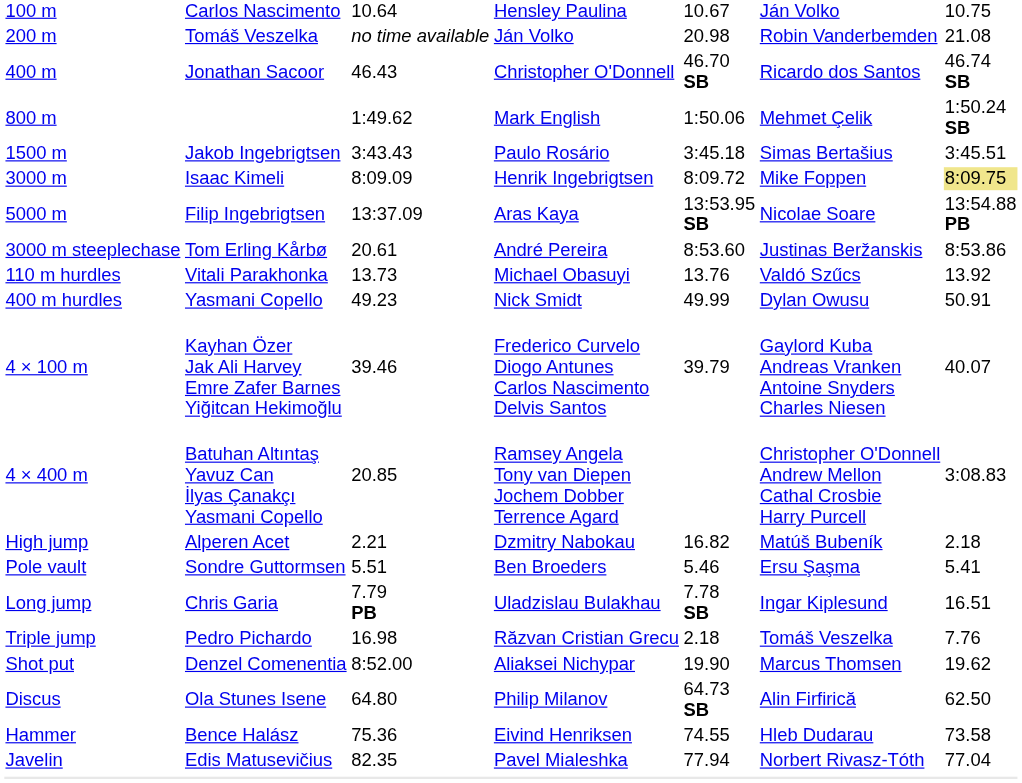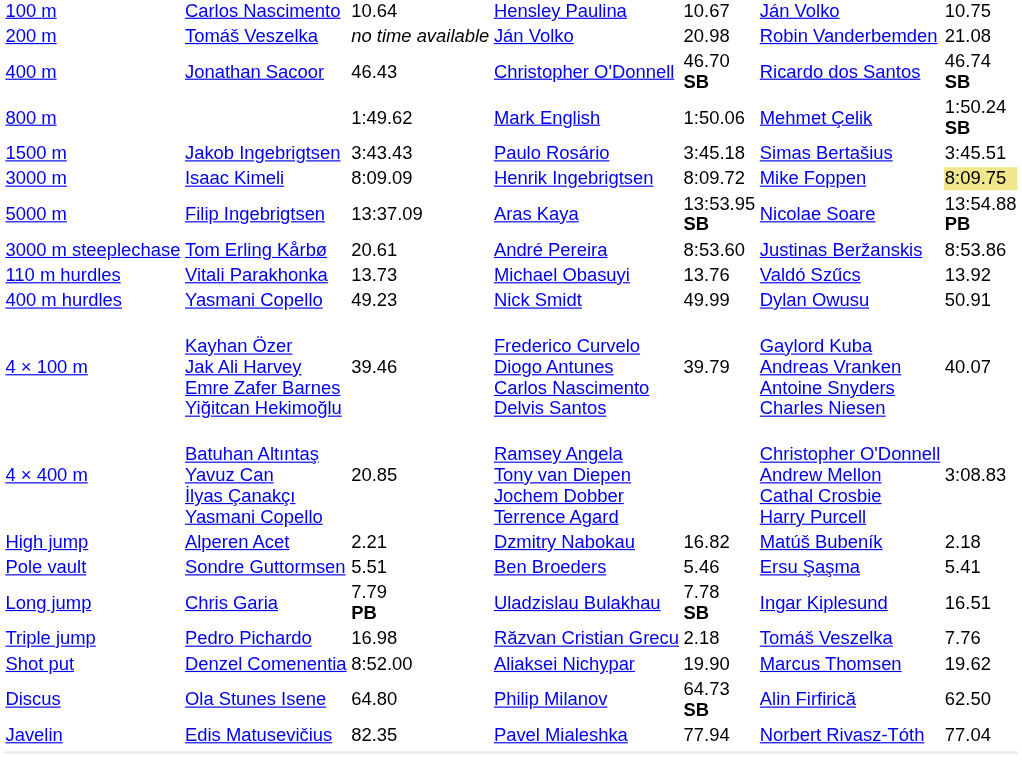- row: (41, 735)
